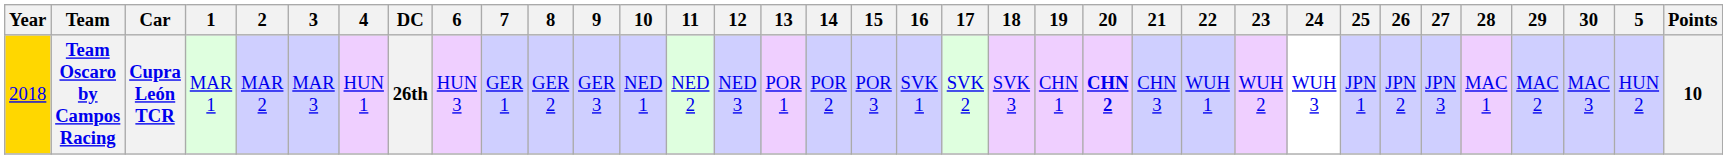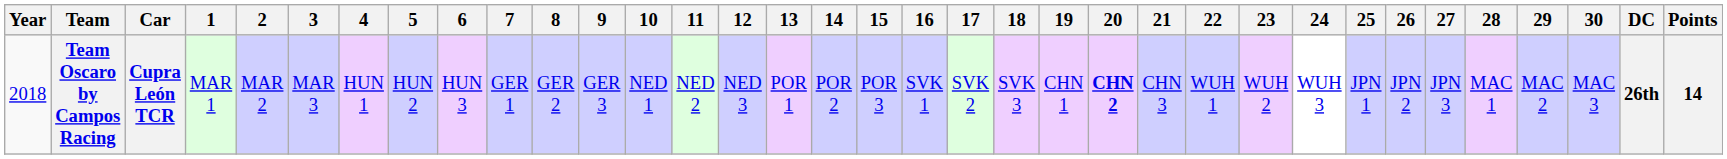columns swapped: (1639, 19) <-> (410, 19)
(28, 94) gold background -> (28, 94) no background
(1693, 94) 10 -> (1693, 94) 14
